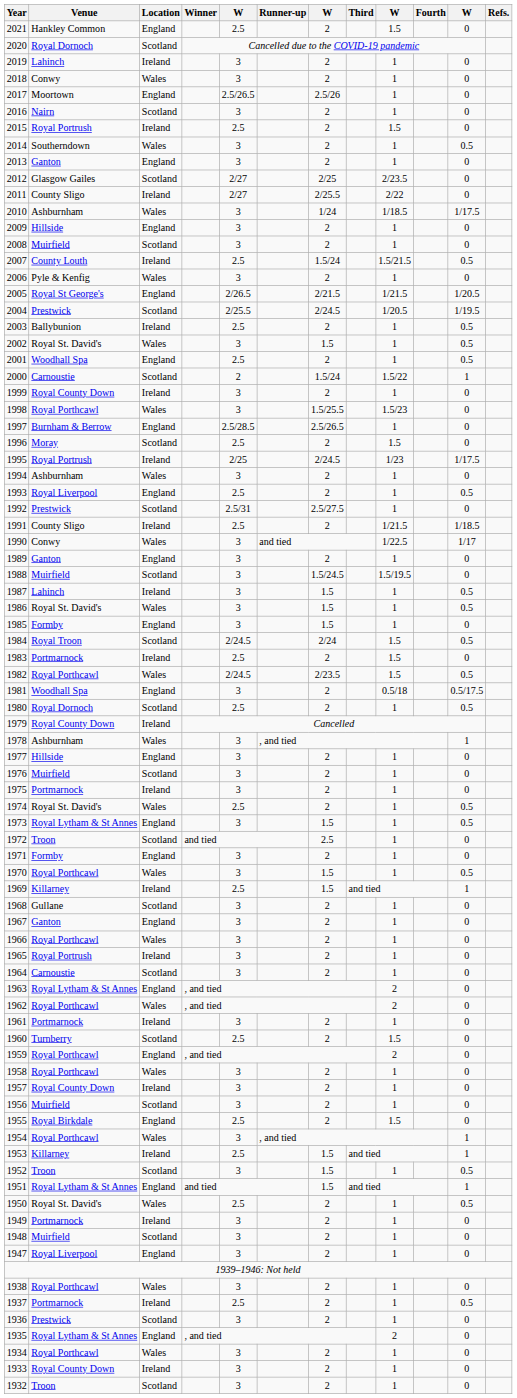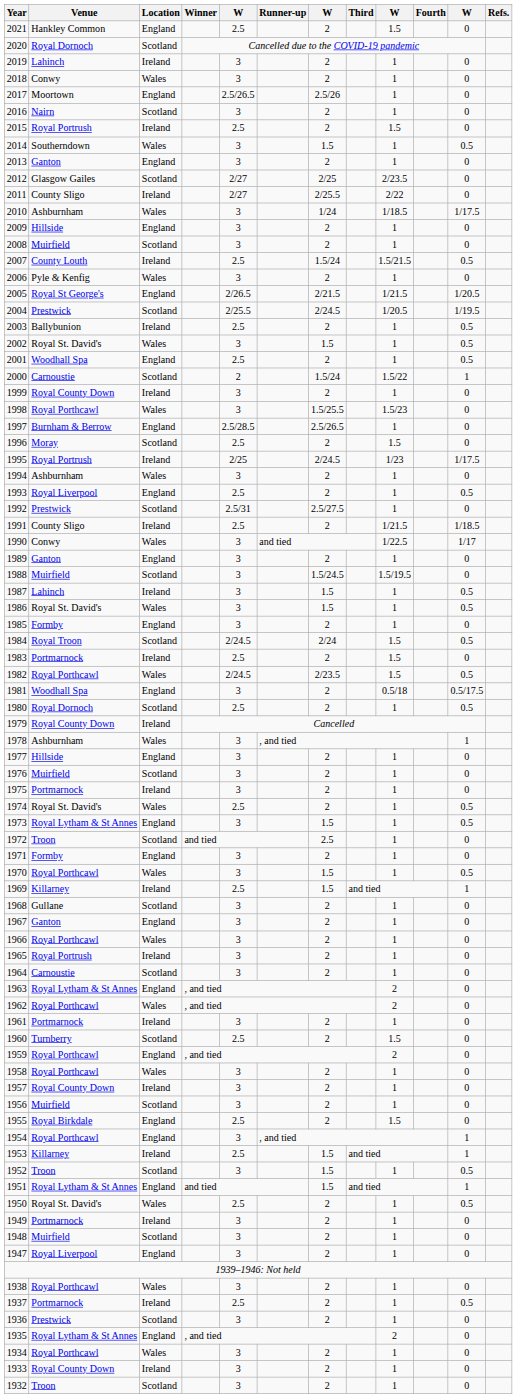(327, 145) 2 -> (327, 145) 1.5
(327, 624) 1.5 -> (327, 624) 2
(154, 1137) Wales -> (159, 1137) England
